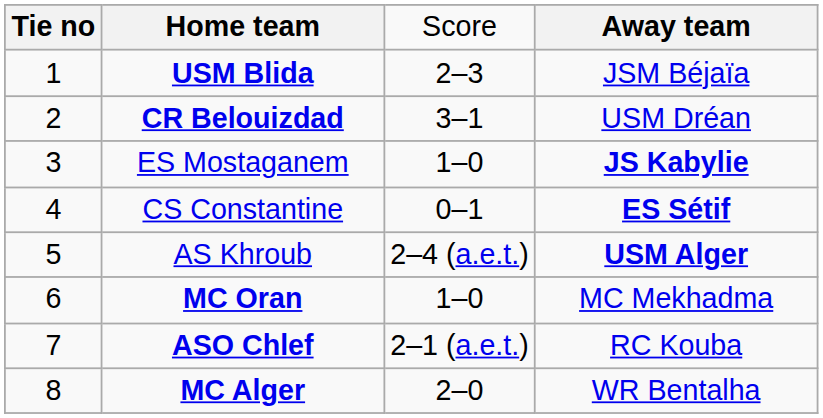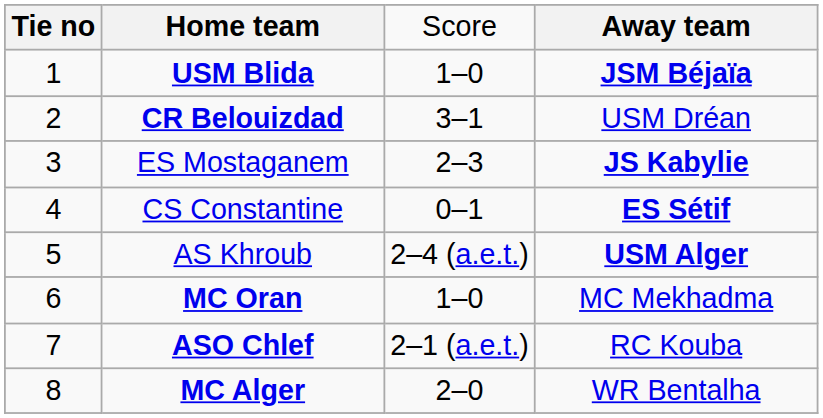(459, 72) 2–3 -> (459, 72) 1–0
(676, 72) normal -> (676, 72) bold
(459, 163) 1–0 -> (459, 163) 2–3
